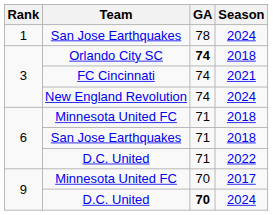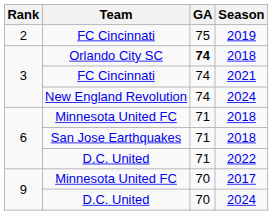- row: (116, 35)
+ row: (116, 35)
(203, 199) bold -> (203, 199) normal
